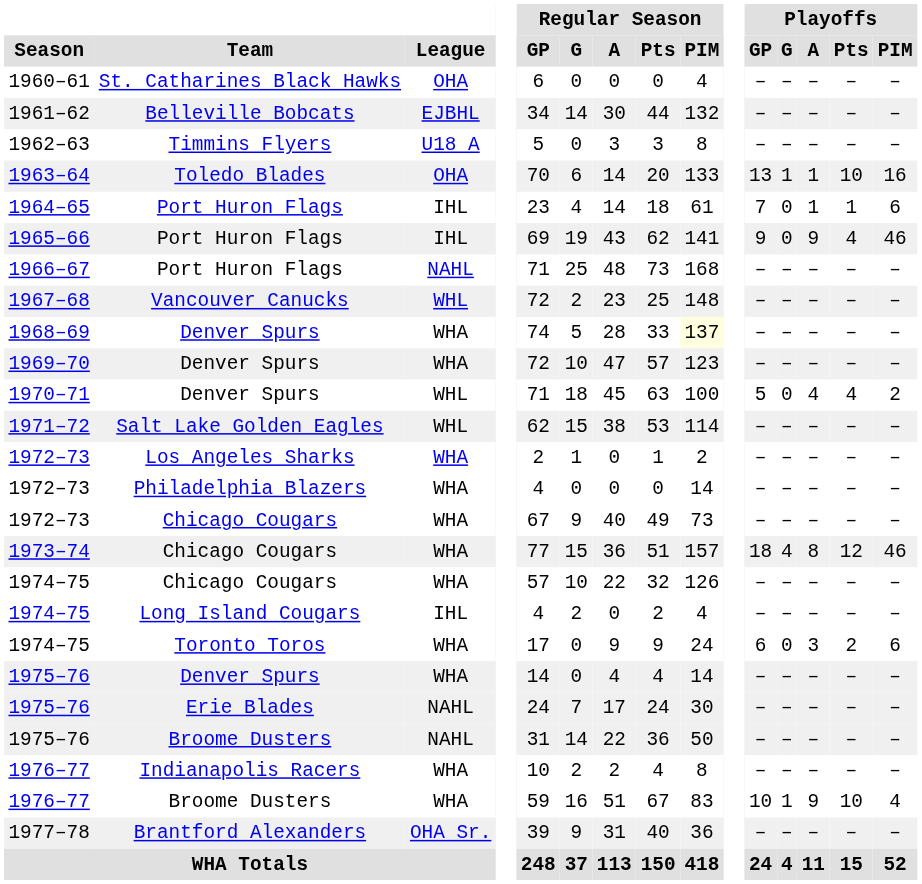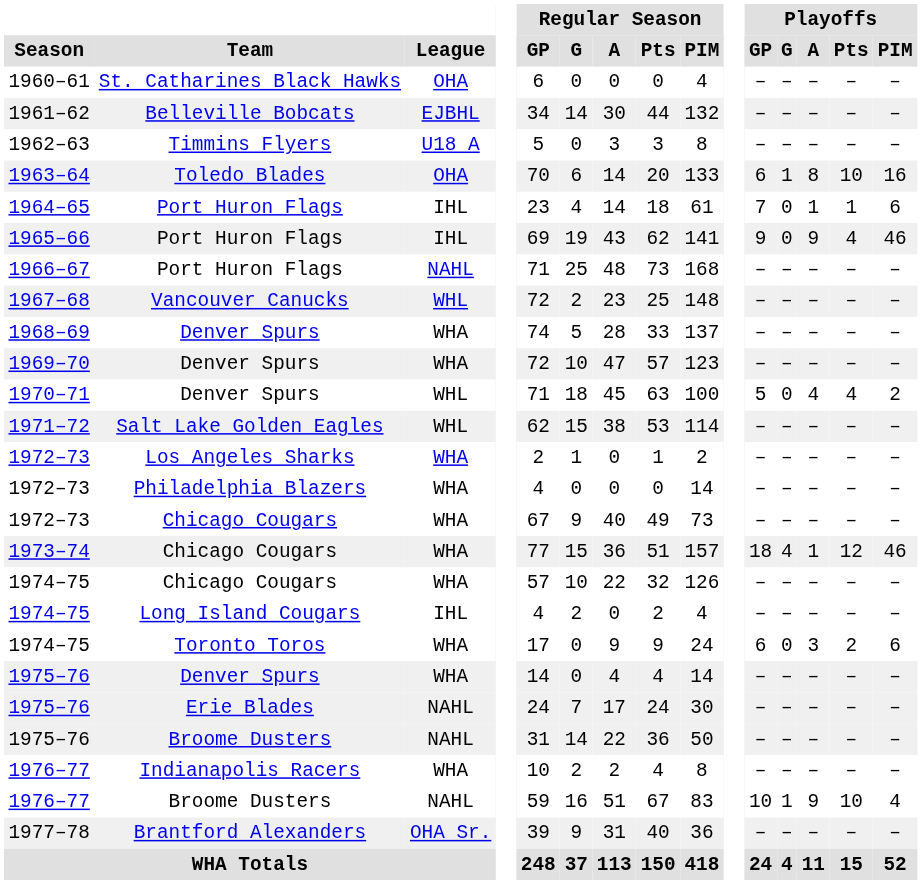(761, 176) 13 -> (761, 176) 6
(813, 176) 1 -> (813, 176) 8
(702, 333) lightyellow background -> (702, 333) no background
(813, 552) 8 -> (813, 552) 1
(451, 802) WHA -> (451, 802) NAHL
